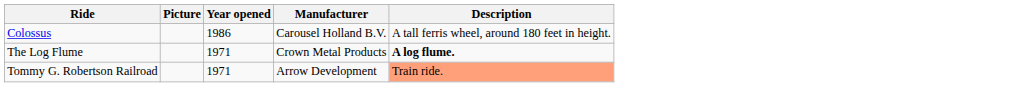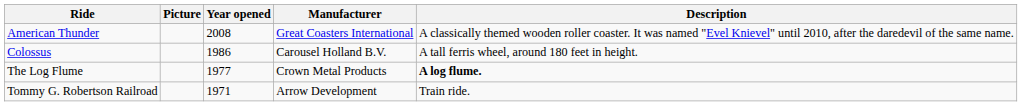+ row: (53, 33)
(219, 52) 1971 -> (219, 71) 1977
(417, 71) lightsalmon background -> (444, 91) no background
